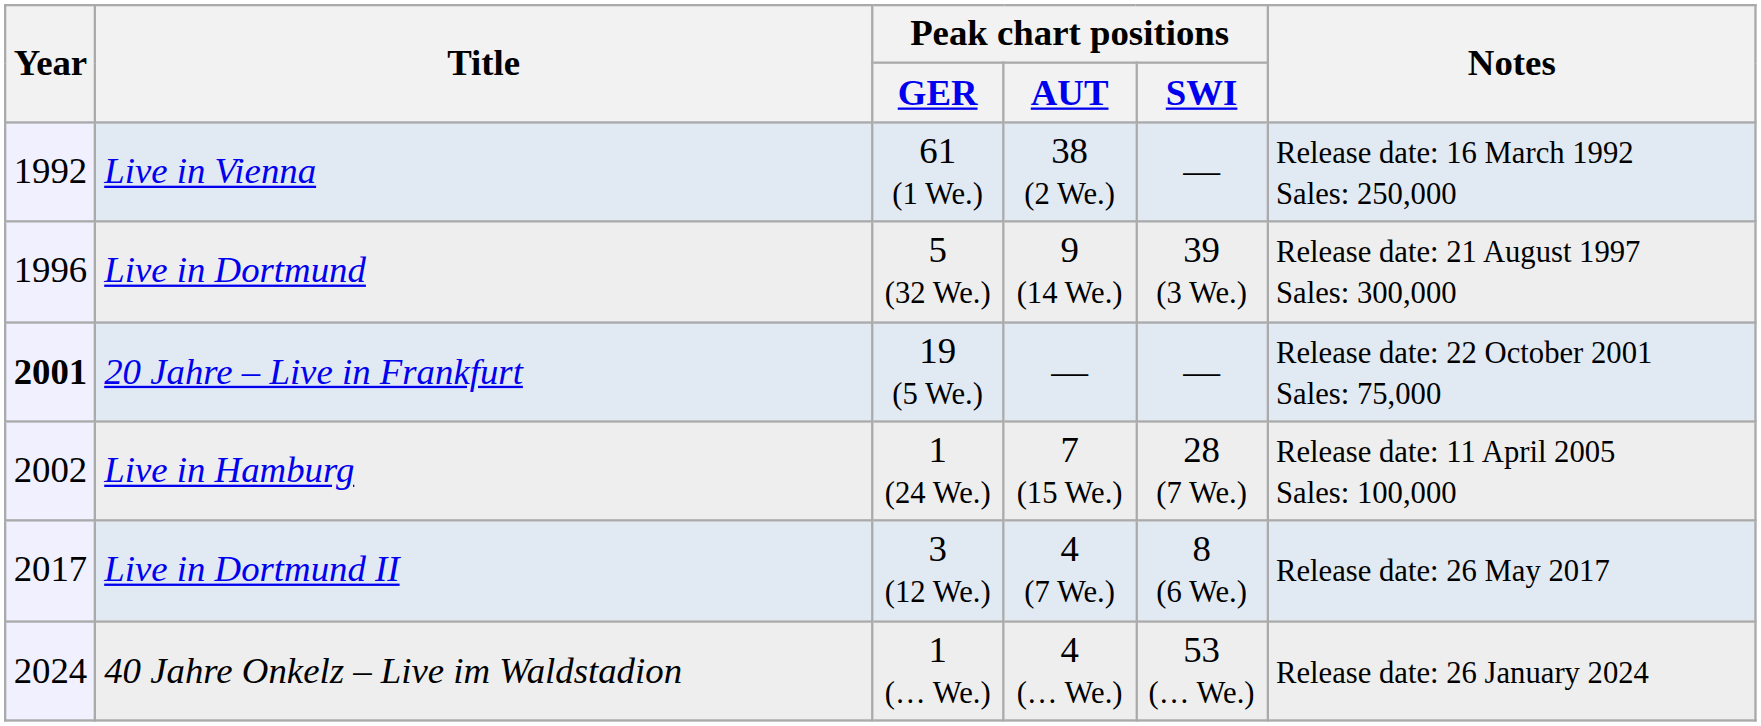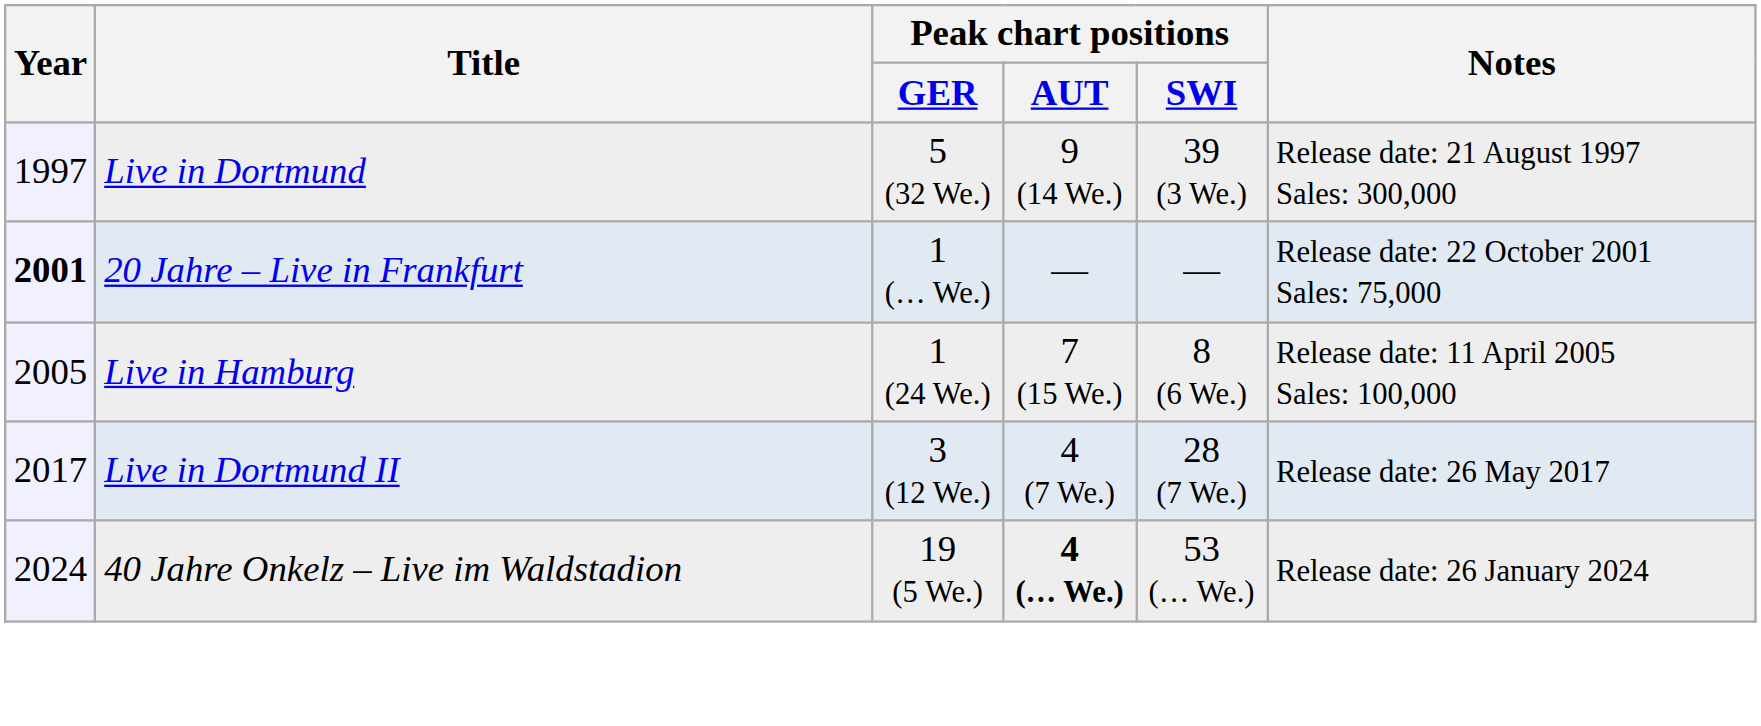- row: (210, 171)
(50, 270) 1996 -> (50, 171) 1997
(938, 370) 19 (5 We.) -> (938, 270) 1 (… We.)
(50, 470) 2002 -> (50, 370) 2005
(1202, 470) 28 (7 We.) -> (1202, 370) 8 (6 We.)
(1202, 570) 8 (6 We.) -> (1202, 470) 28 (7 We.)
(938, 669) 1 (… We.) -> (938, 570) 19 (5 We.)
(1070, 669) normal -> (1070, 570) bold
